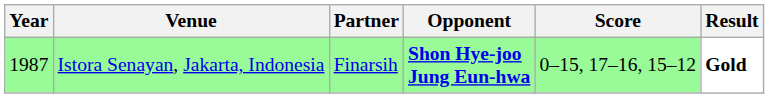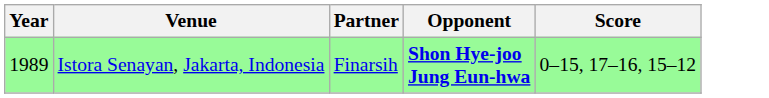- column: (732, 21)
(29, 64) 1987 -> (29, 64) 1989
